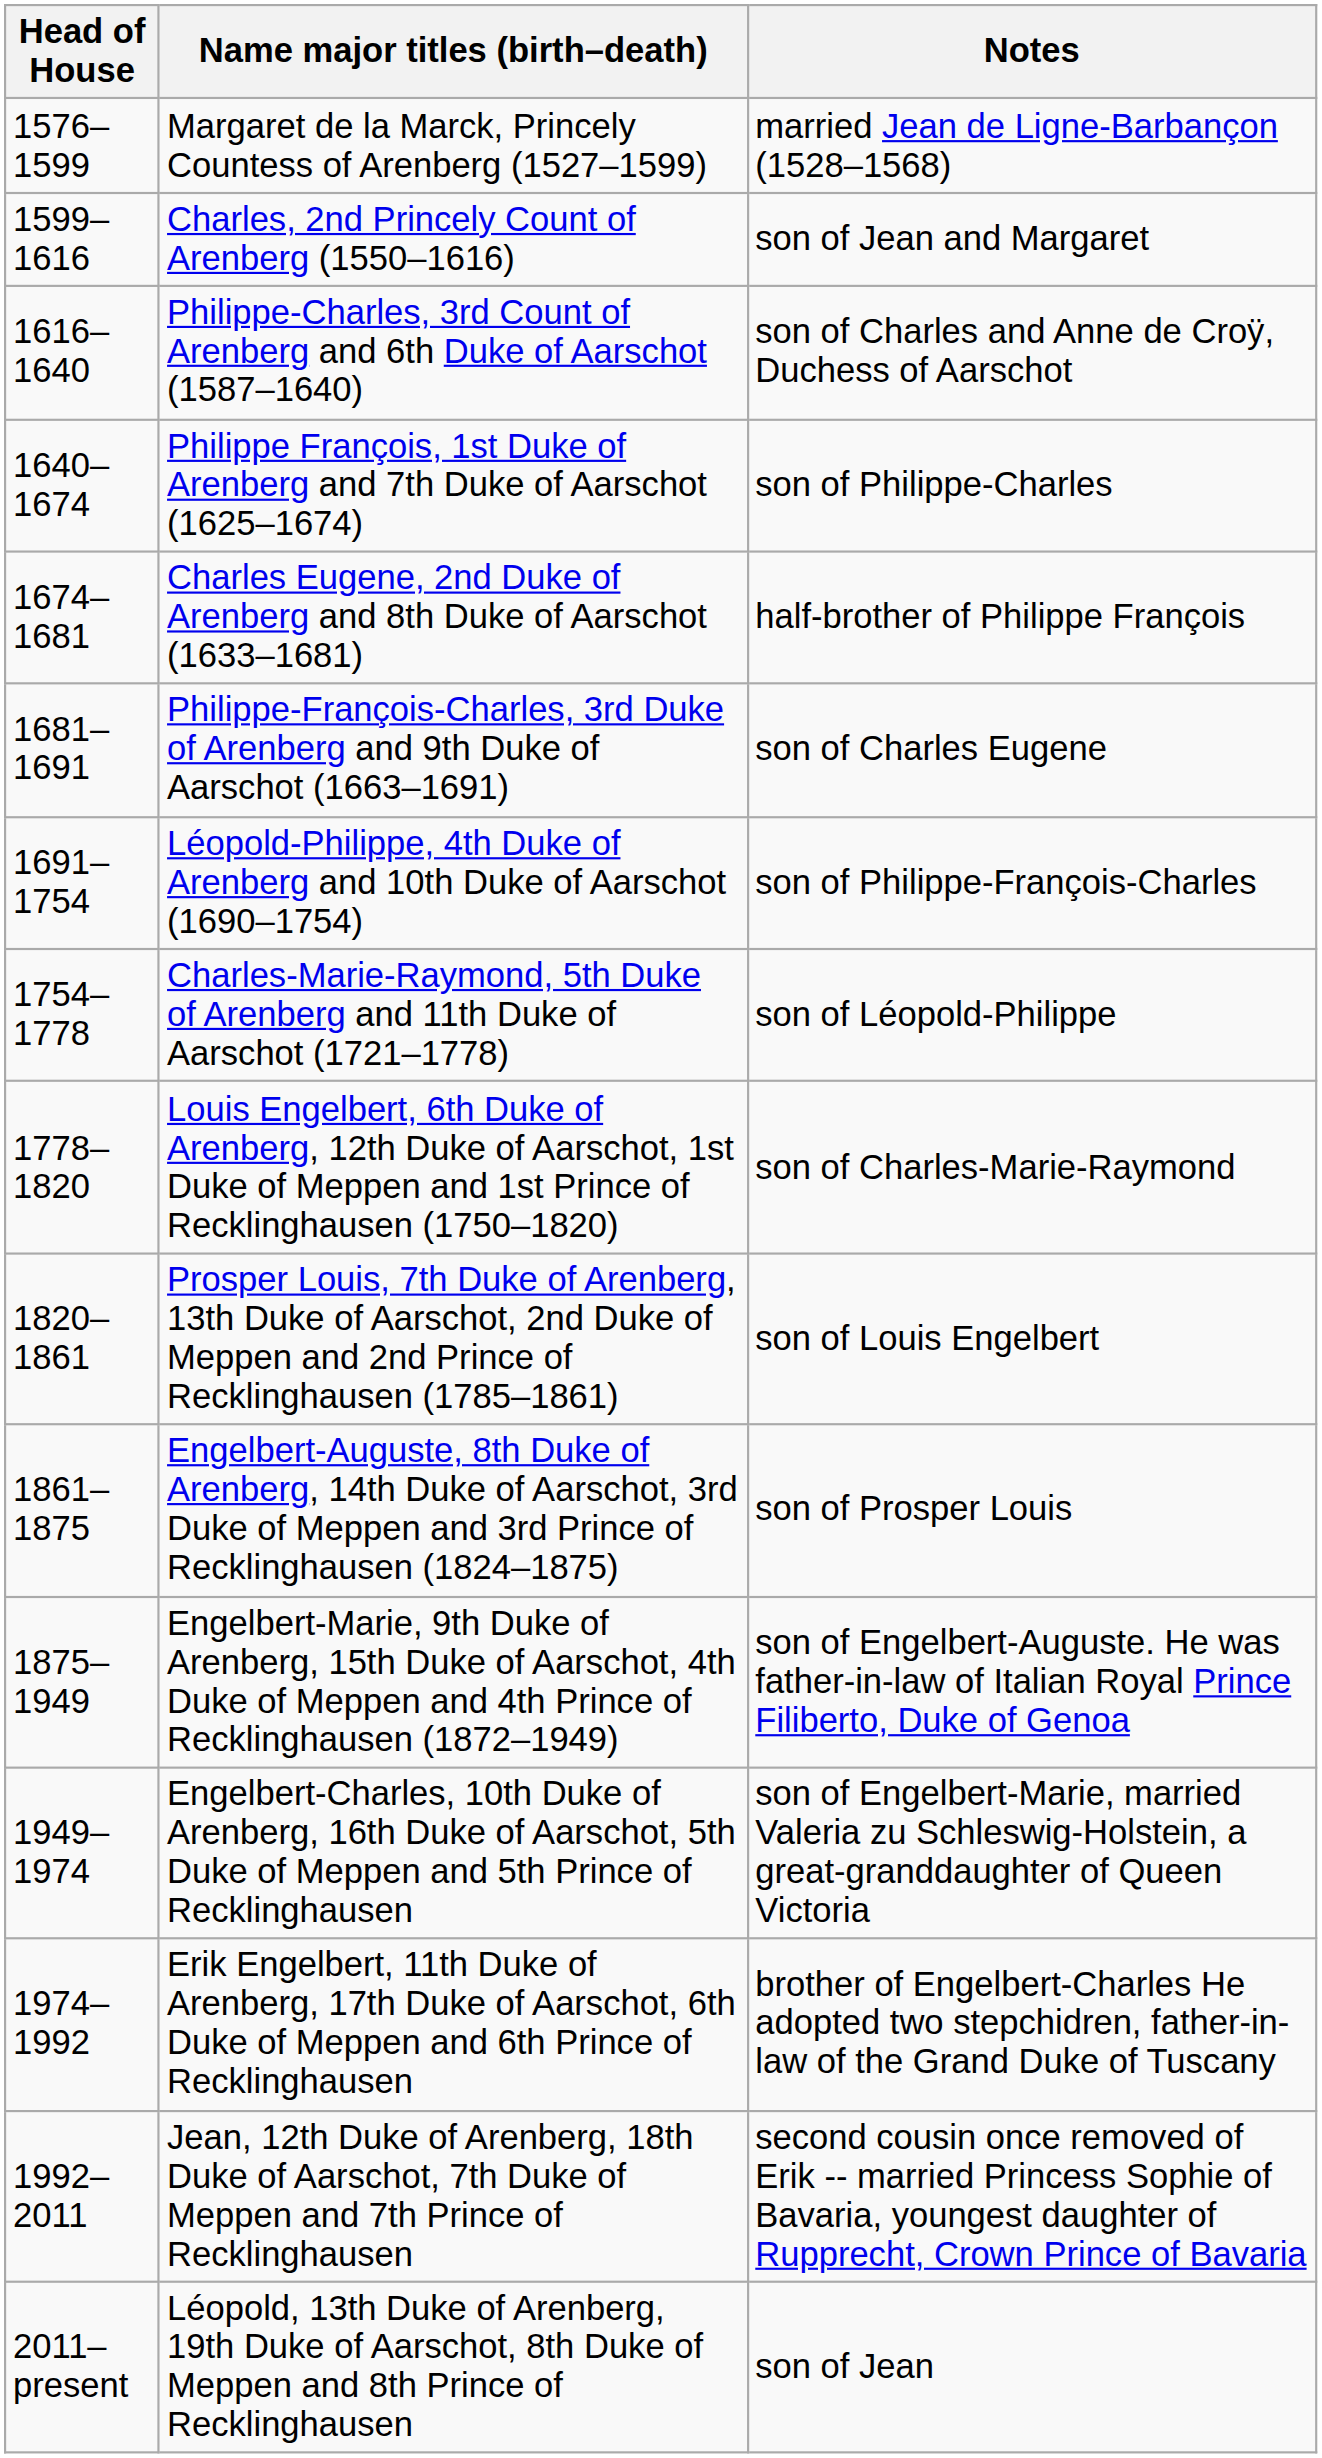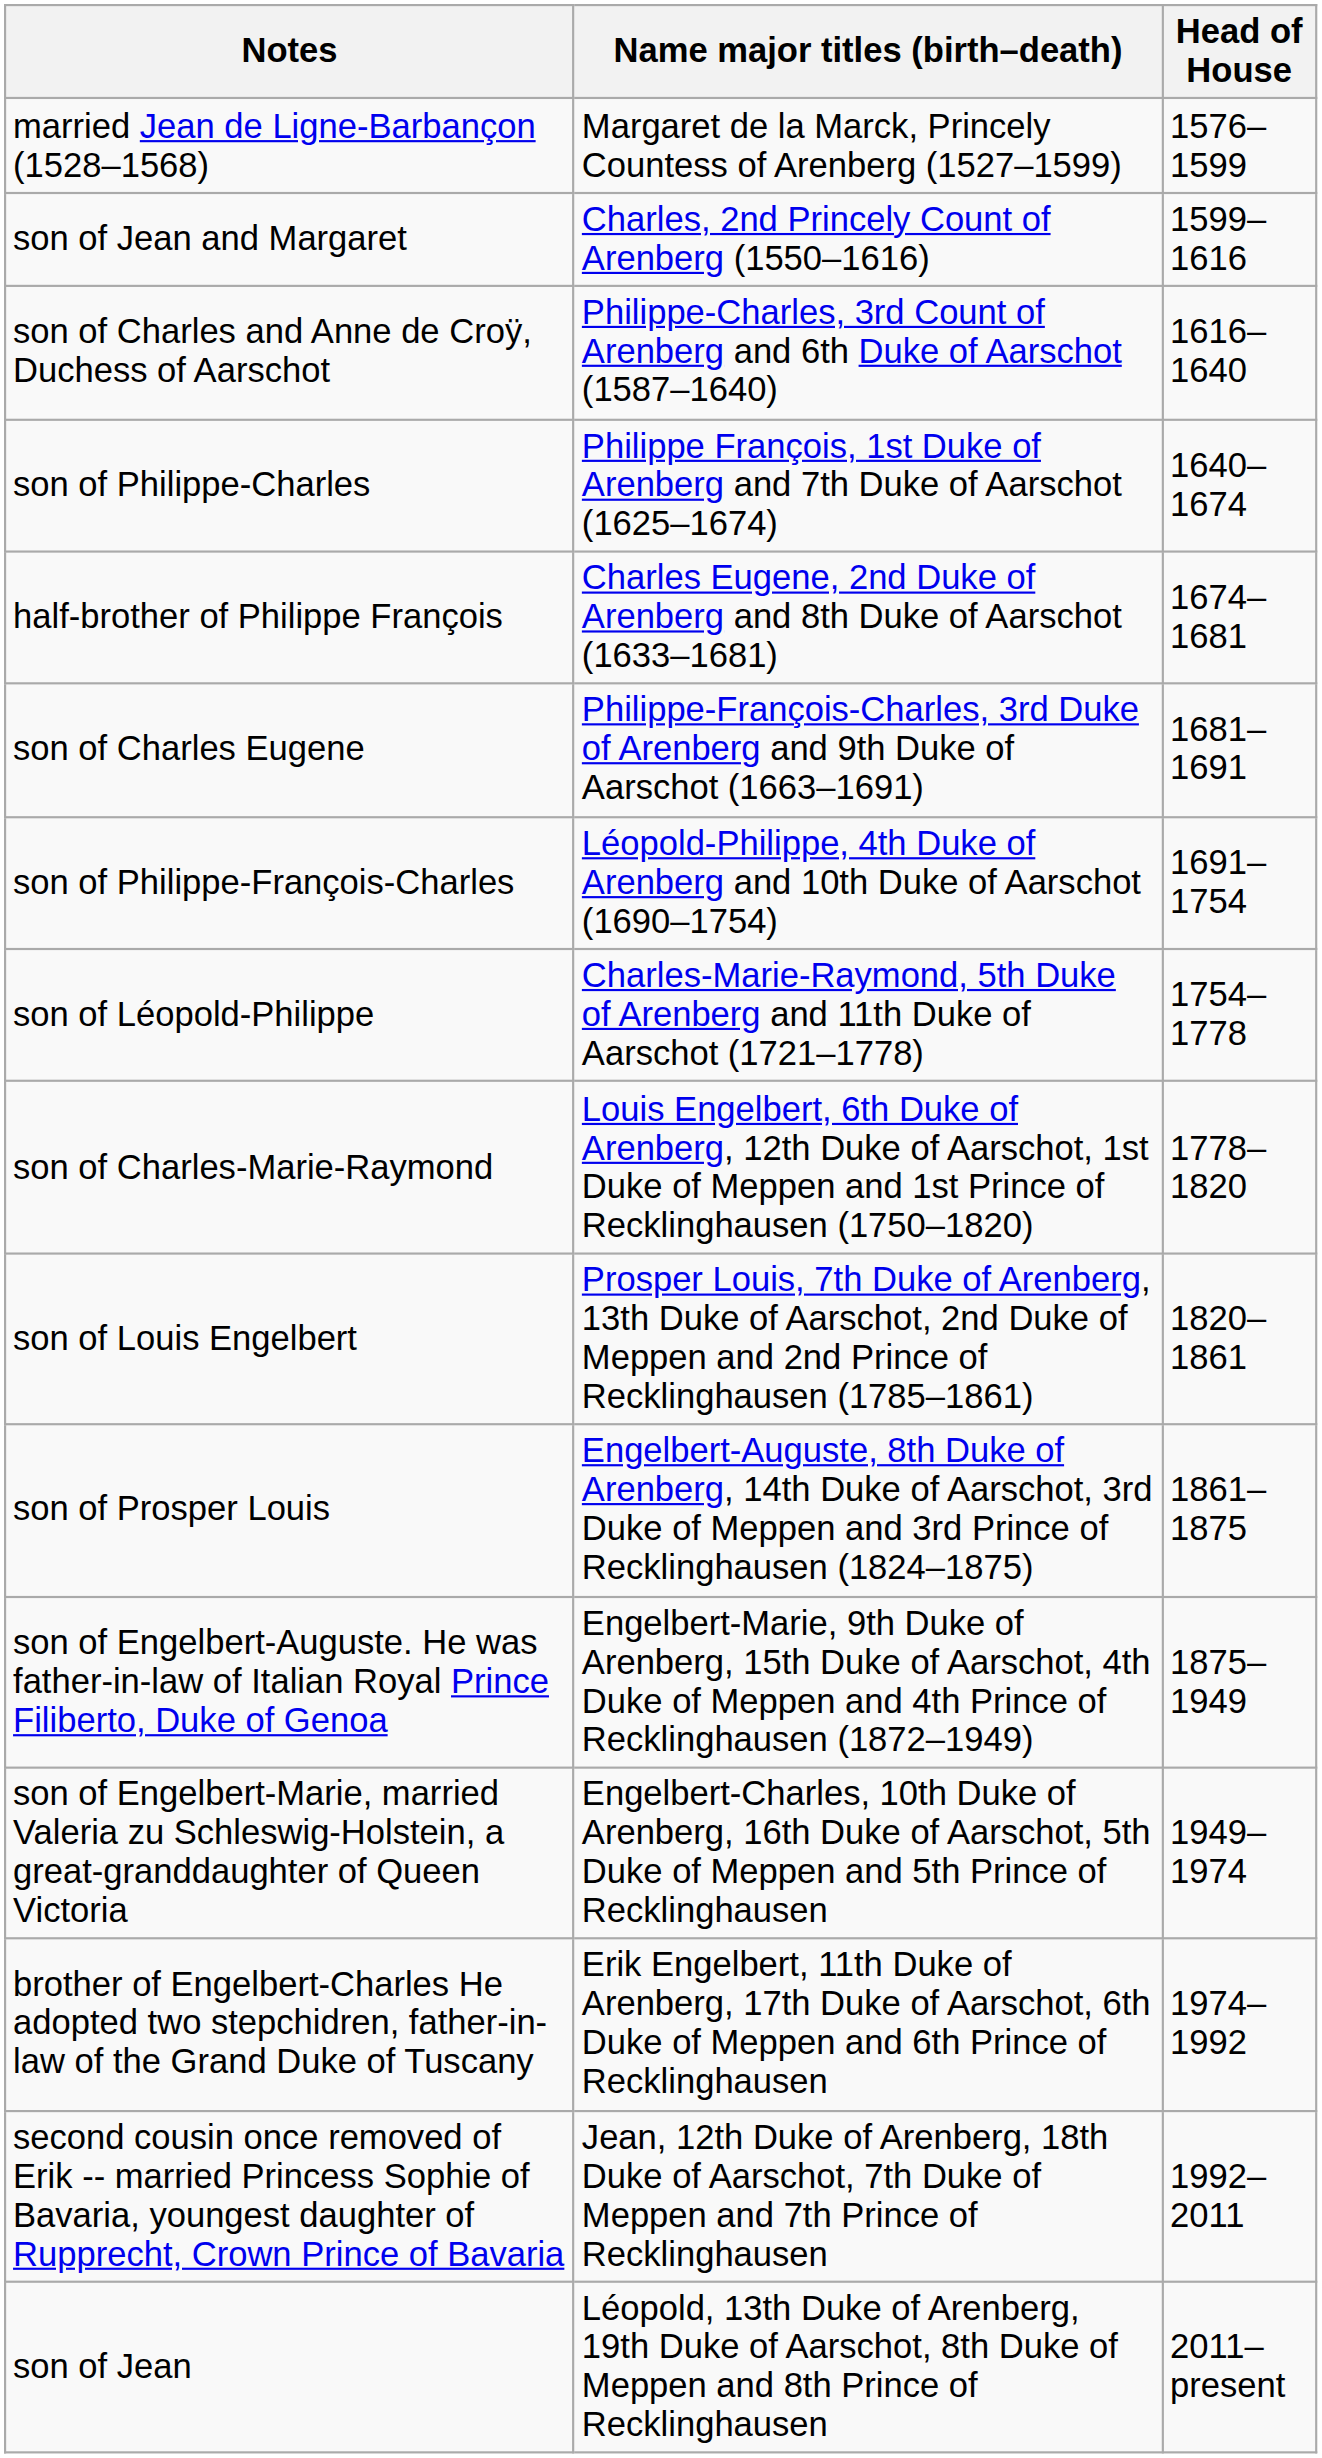columns swapped: (82, 51) <-> (1032, 51)
